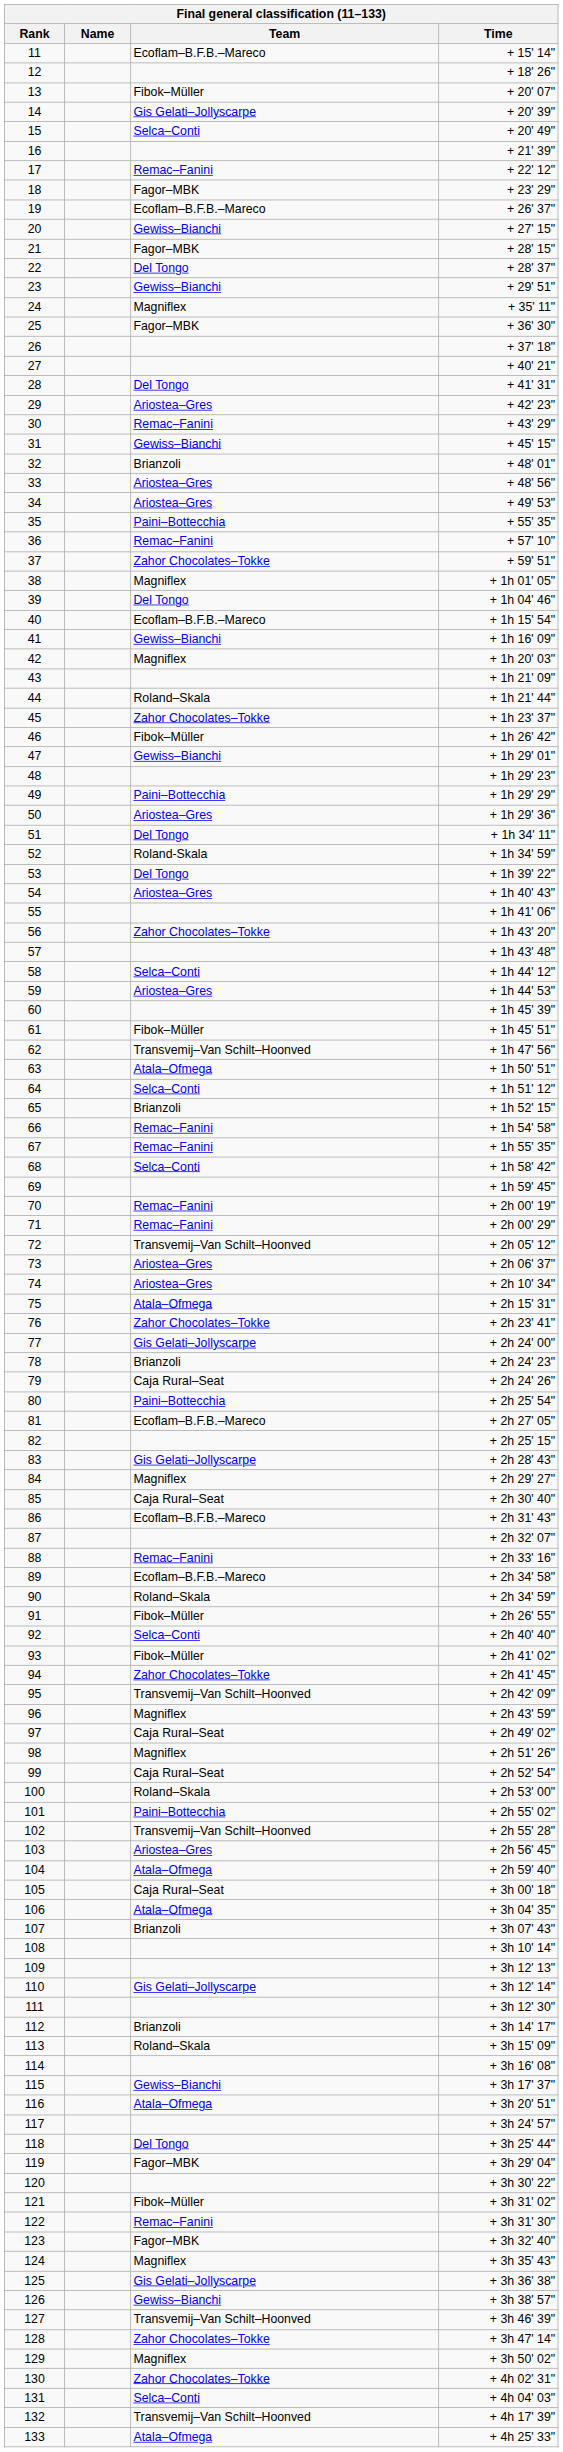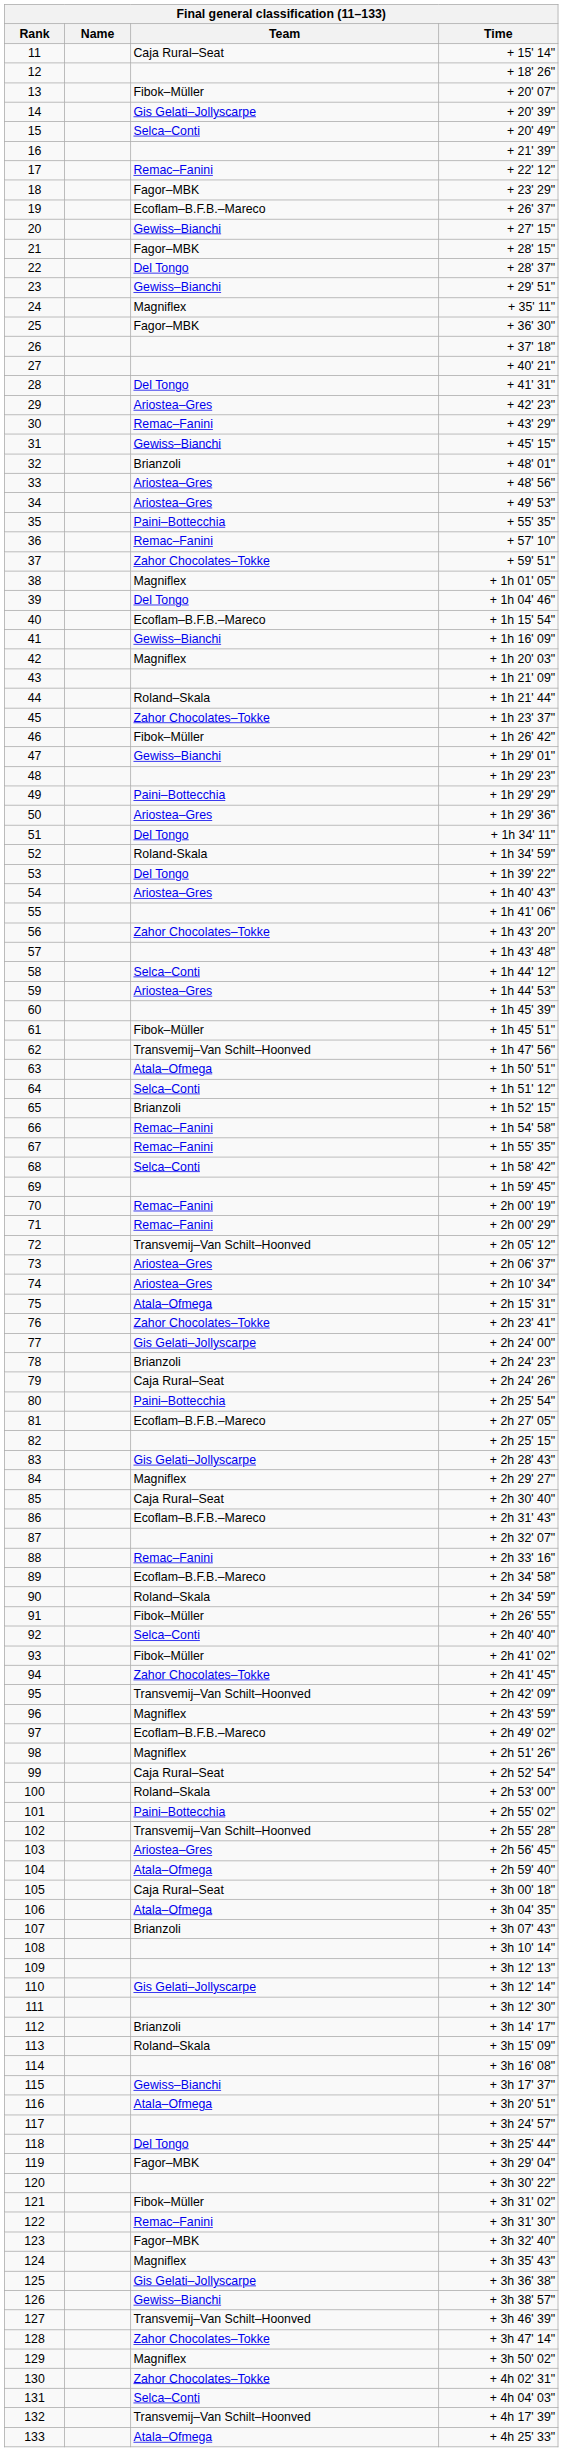(200, 53) Ecoflam–B.F.B.–Mareco -> (179, 53) Caja Rural–Seat
(179, 1733) Caja Rural–Seat -> (200, 1733) Ecoflam–B.F.B.–Mareco
